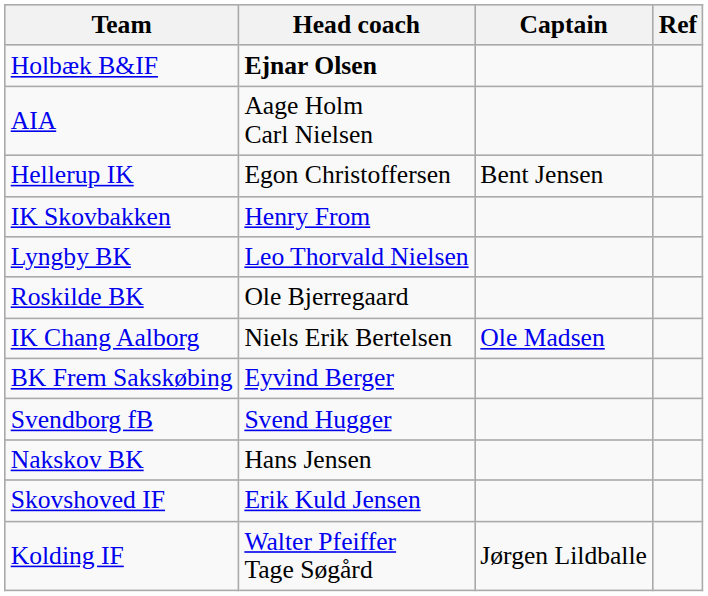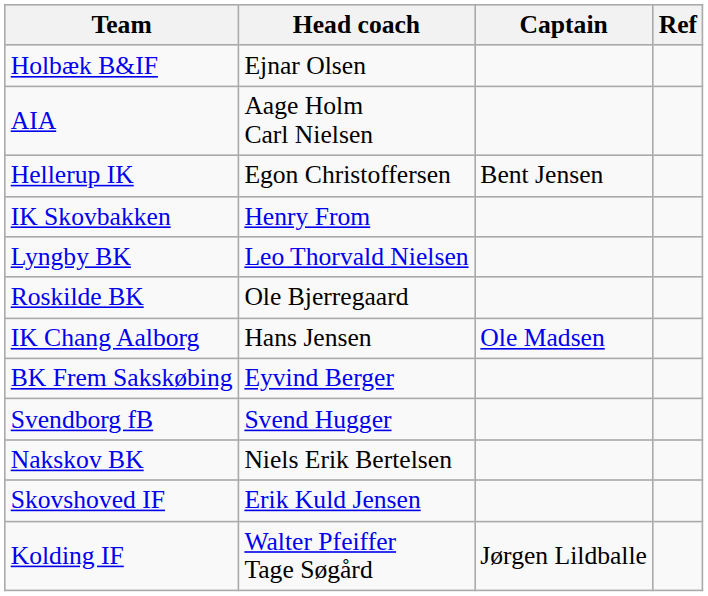(311, 65) bold -> (305, 65) normal
(348, 337) Niels Erik Bertelsen -> (308, 337) Hans Jensen
(308, 459) Hans Jensen -> (348, 459) Niels Erik Bertelsen
